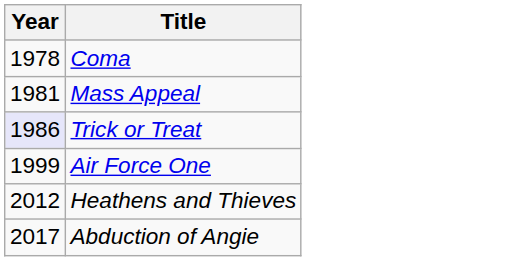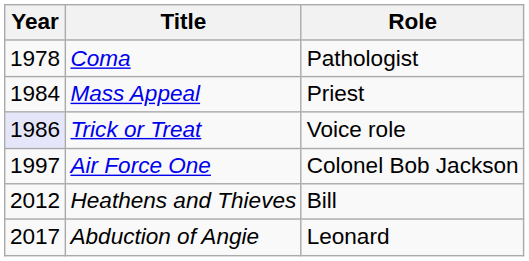+ column: (413, 22)
(35, 93) 1981 -> (35, 93) 1984
(35, 165) 1999 -> (35, 165) 1997
